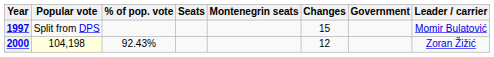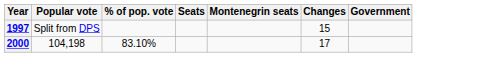- column: (451, 12)
(67, 44) lightyellow background -> (67, 44) no background
(139, 44) 92.43% -> (139, 44) 83.10%
(325, 44) 12 -> (325, 44) 17
